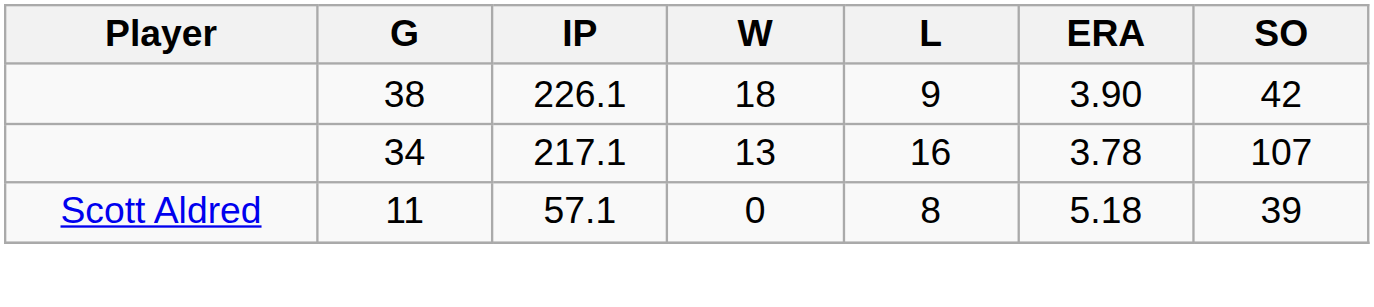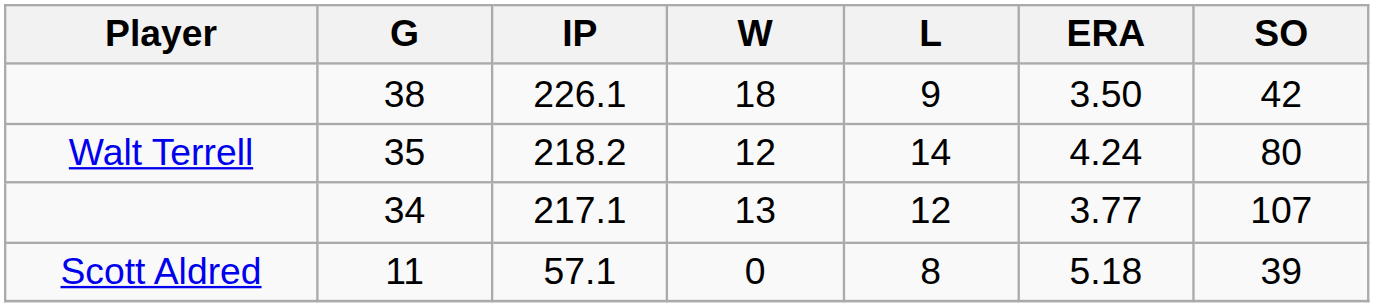(1106, 93) 3.90 -> (1106, 93) 3.50
+ row: (580, 152)
(931, 152) 16 -> (931, 211) 12
(1106, 152) 3.78 -> (1106, 211) 3.77
